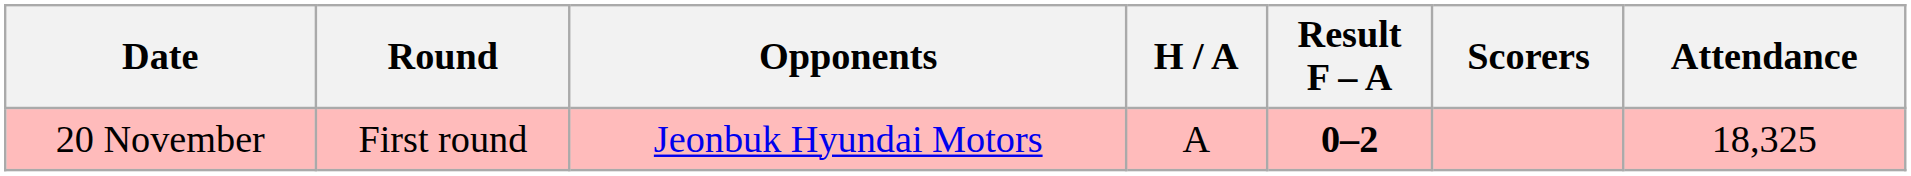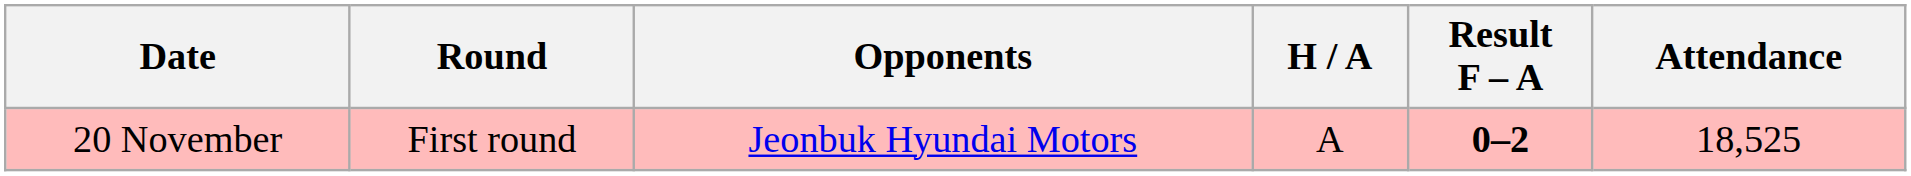- column: (1529, 56)
(1764, 138) 18,325 -> (1749, 138) 18,525
